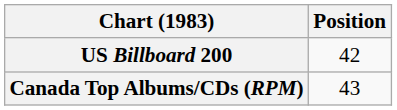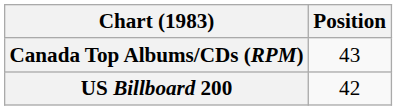rows swapped: (157, 88) <-> (157, 54)
